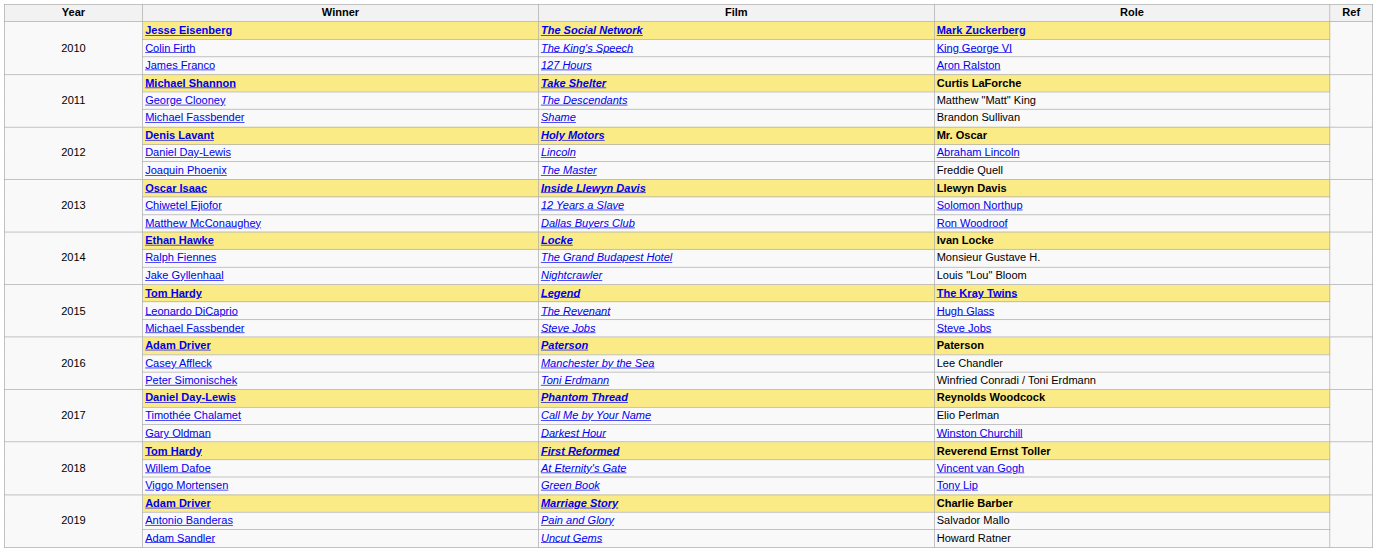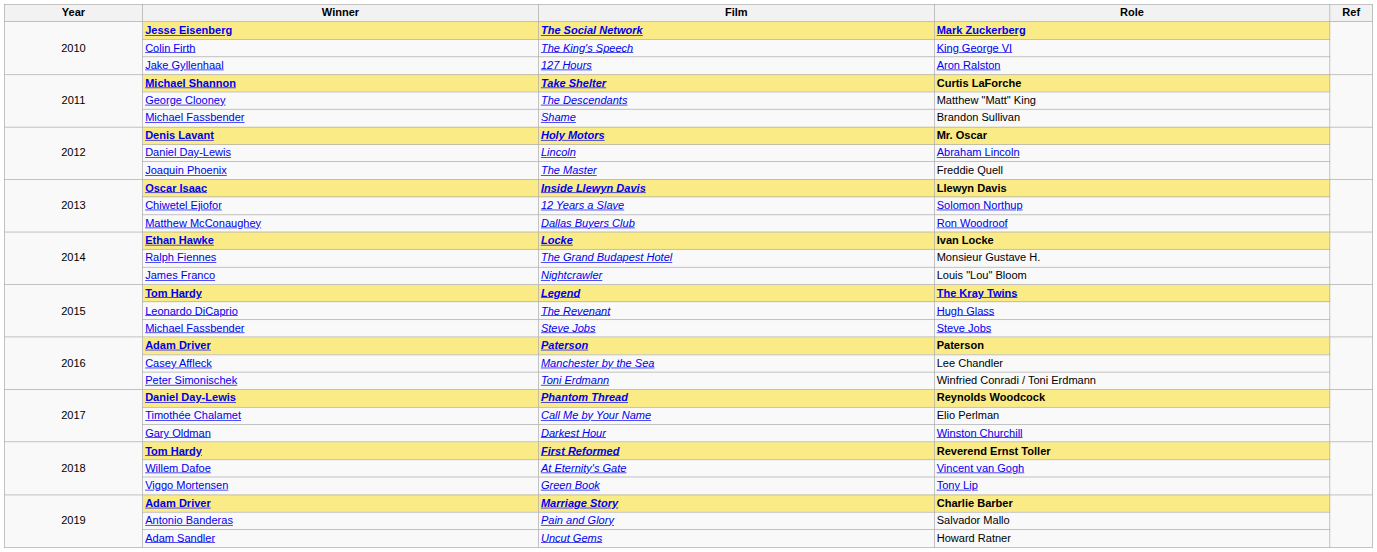(180, 65) James Franco -> (184, 65) Jake Gyllenhaal
(184, 275) Jake Gyllenhaal -> (180, 275) James Franco
